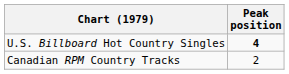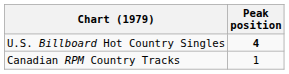(256, 60) 2 -> (256, 60) 1
